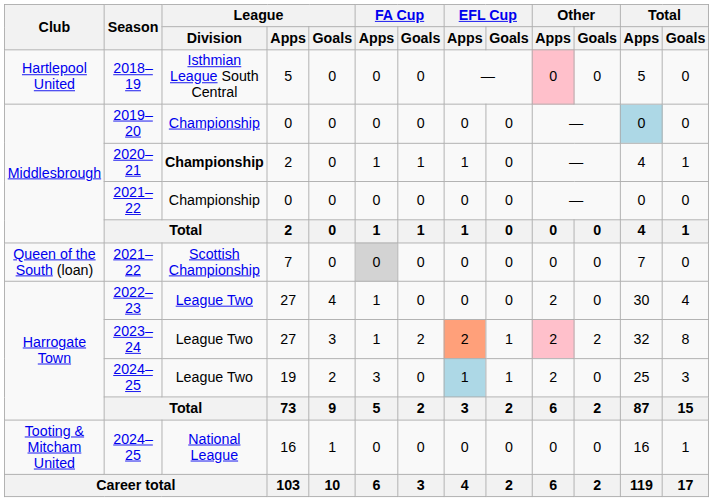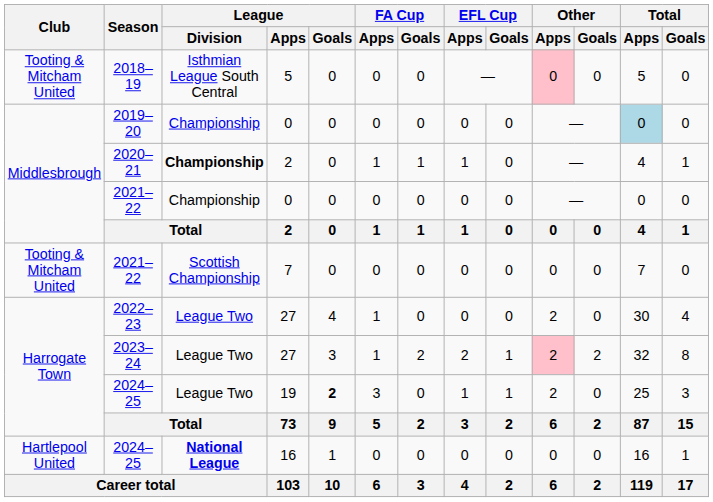(54, 76) Hartlepool United -> (54, 76) Tooting & Mitcham United
(54, 261) Queen of the South (loan) -> (54, 269) Tooting & Mitcham United
(376, 261) lightgrey background -> (376, 269) no background
(465, 339) lightsalmon background -> (465, 355) no background
(332, 377) normal -> (332, 393) bold
(465, 377) lightblue background -> (465, 393) no background
(54, 446) Tooting & Mitcham United -> (54, 455) Hartlepool United
(214, 446) normal -> (214, 455) bold
